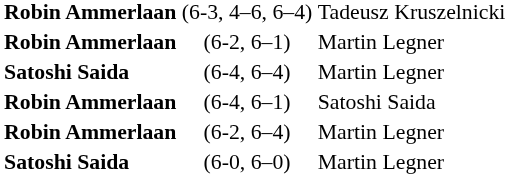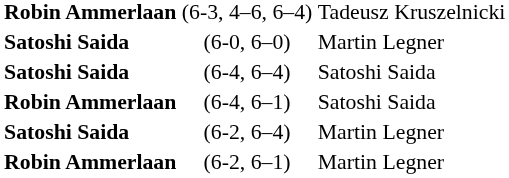rows swapped: (247, 161) <-> (247, 42)
(381, 71) Martin Legner -> (377, 71) Satoshi Saida
(90, 131) Robin Ammerlaan -> (67, 131) Satoshi Saida
